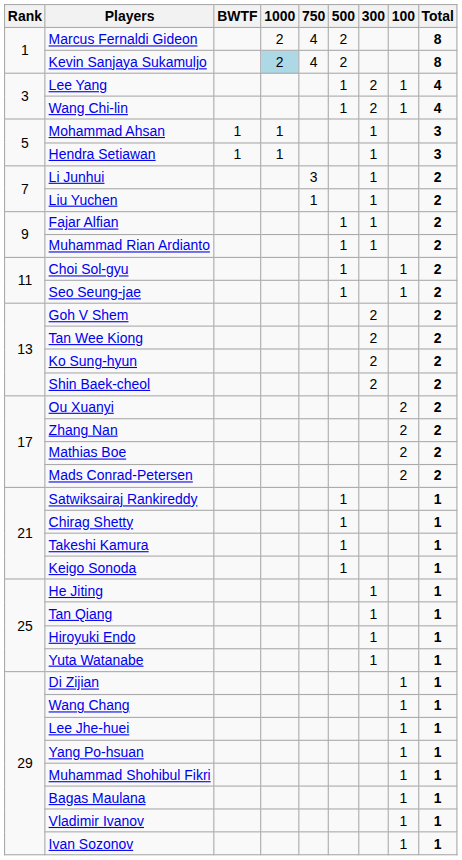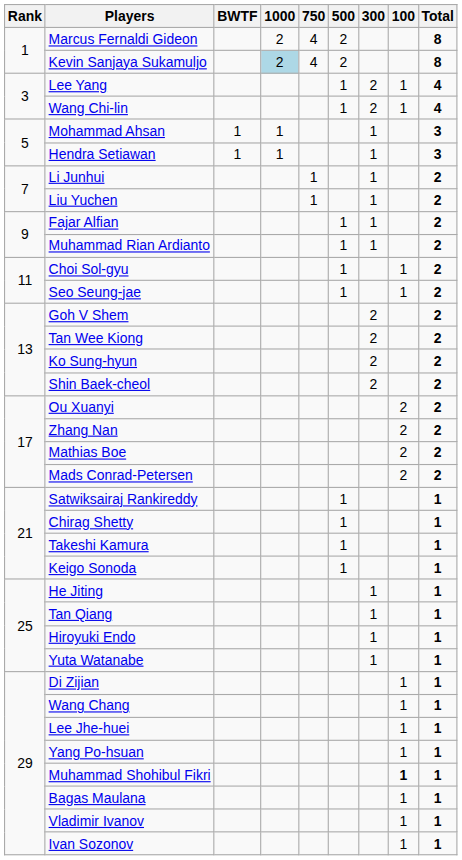(314, 177) 3 -> (314, 177) 1
(403, 775) normal -> (403, 775) bold
